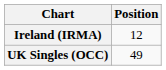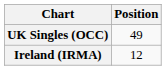rows swapped: (58, 34) <-> (58, 55)
